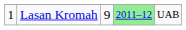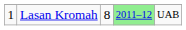(107, 14) 9 -> (107, 14) 8
